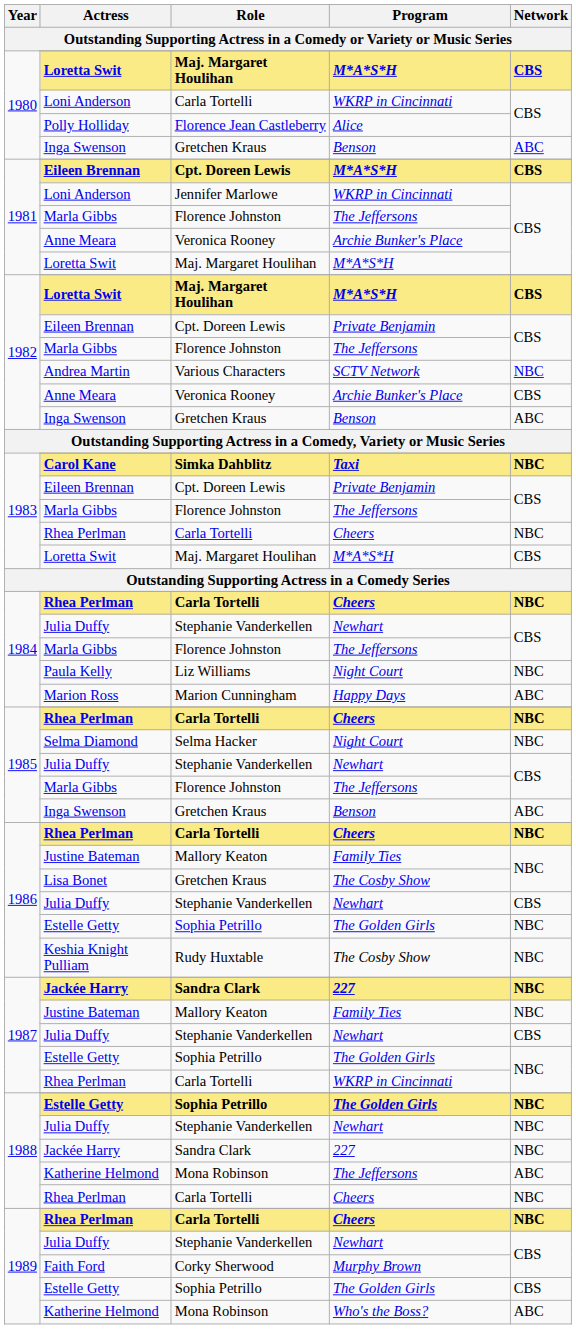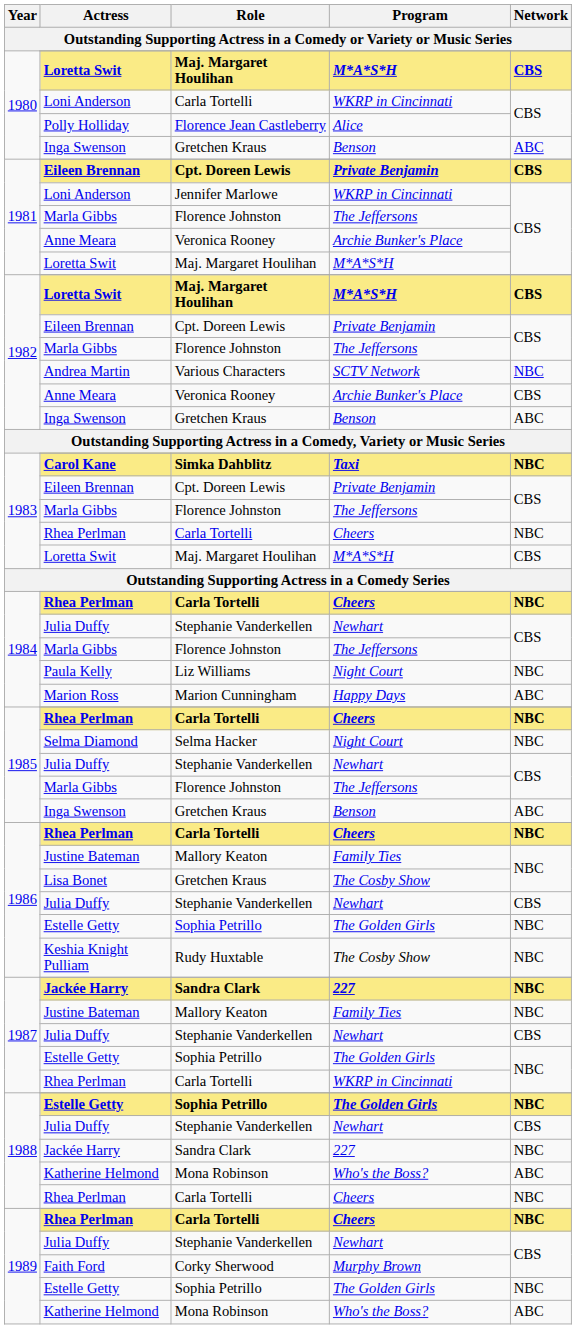(365, 170) M*A*S*H -> (386, 170) Private Benjamin
(529, 1127) NBC -> (528, 1127) CBS
(375, 1173) The Jeffersons -> (381, 1173) Who's the Boss?
(528, 1289) CBS -> (529, 1289) NBC
